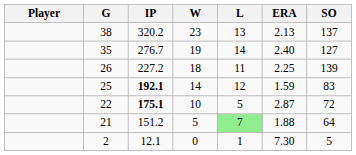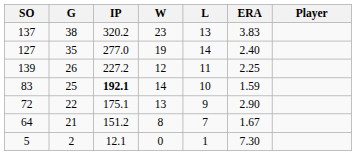columns swapped: (44, 13) <-> (329, 13)
(284, 31) 2.13 -> (250, 31) 3.83
(151, 50) 276.7 -> (116, 50) 277.0
(195, 68) 18 -> (160, 68) 12
(240, 86) 12 -> (205, 86) 10
(151, 104) bold -> (116, 104) normal
(195, 104) 10 -> (160, 104) 13
(240, 104) 5 -> (205, 104) 9
(284, 104) 2.87 -> (250, 104) 2.90
(195, 123) 5 -> (160, 123) 8
(240, 123) lightgreen background -> (205, 123) no background
(284, 123) 1.88 -> (250, 123) 1.67
